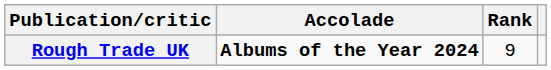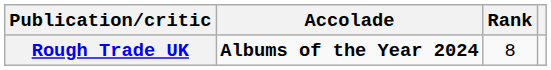(510, 50) 9 -> (510, 50) 8
